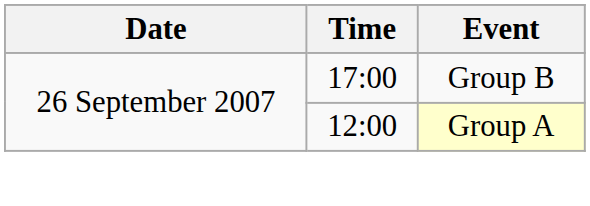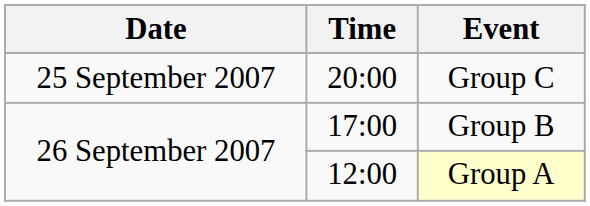+ row: (501, 77)
